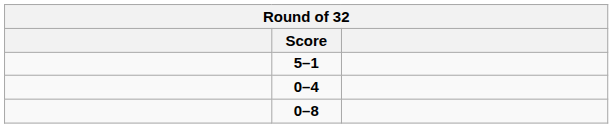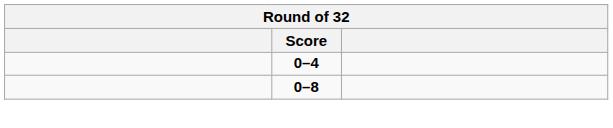- row: (306, 64)
